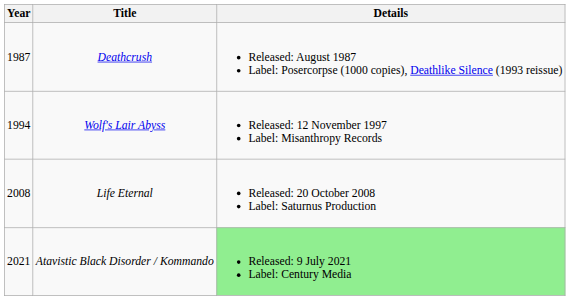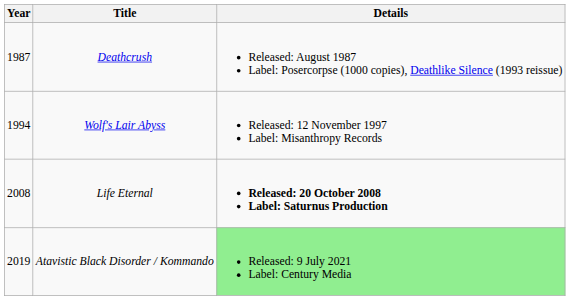(391, 200) normal -> (391, 200) bold
(19, 261) 2021 -> (19, 261) 2019
